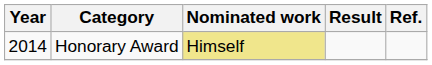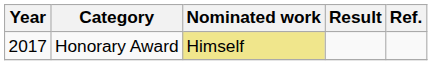(28, 45) 2014 -> (28, 45) 2017
